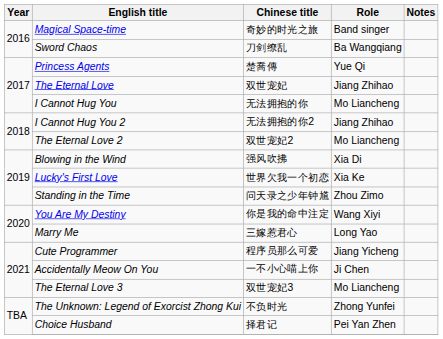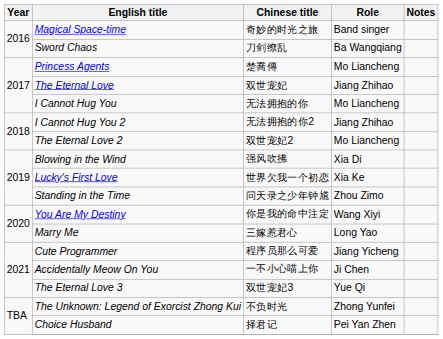(349, 67) Yue Qi -> (366, 67) Mo Liancheng
(366, 288) Mo Liancheng -> (349, 288) Yue Qi
